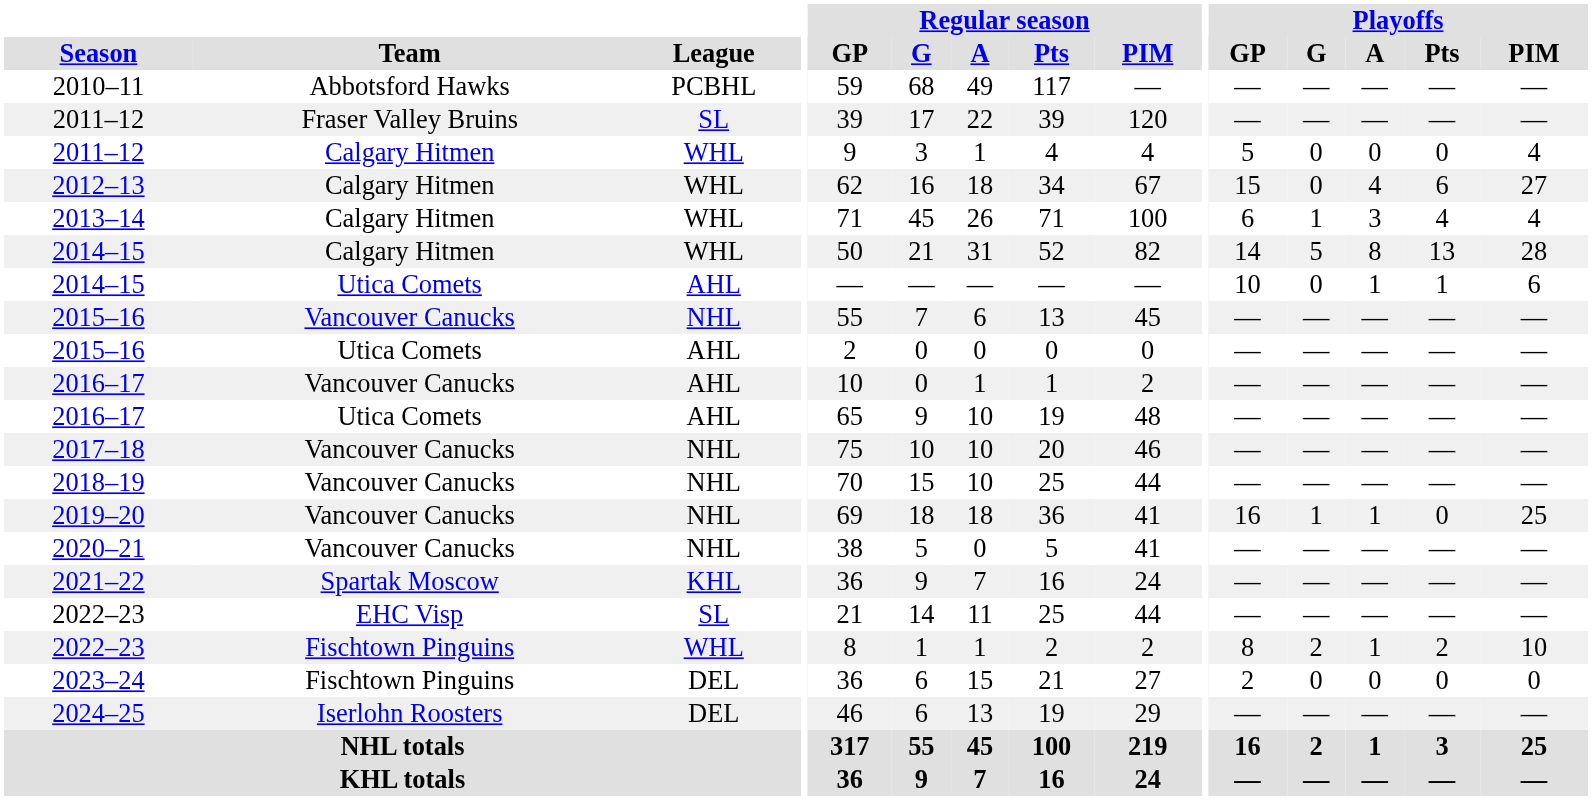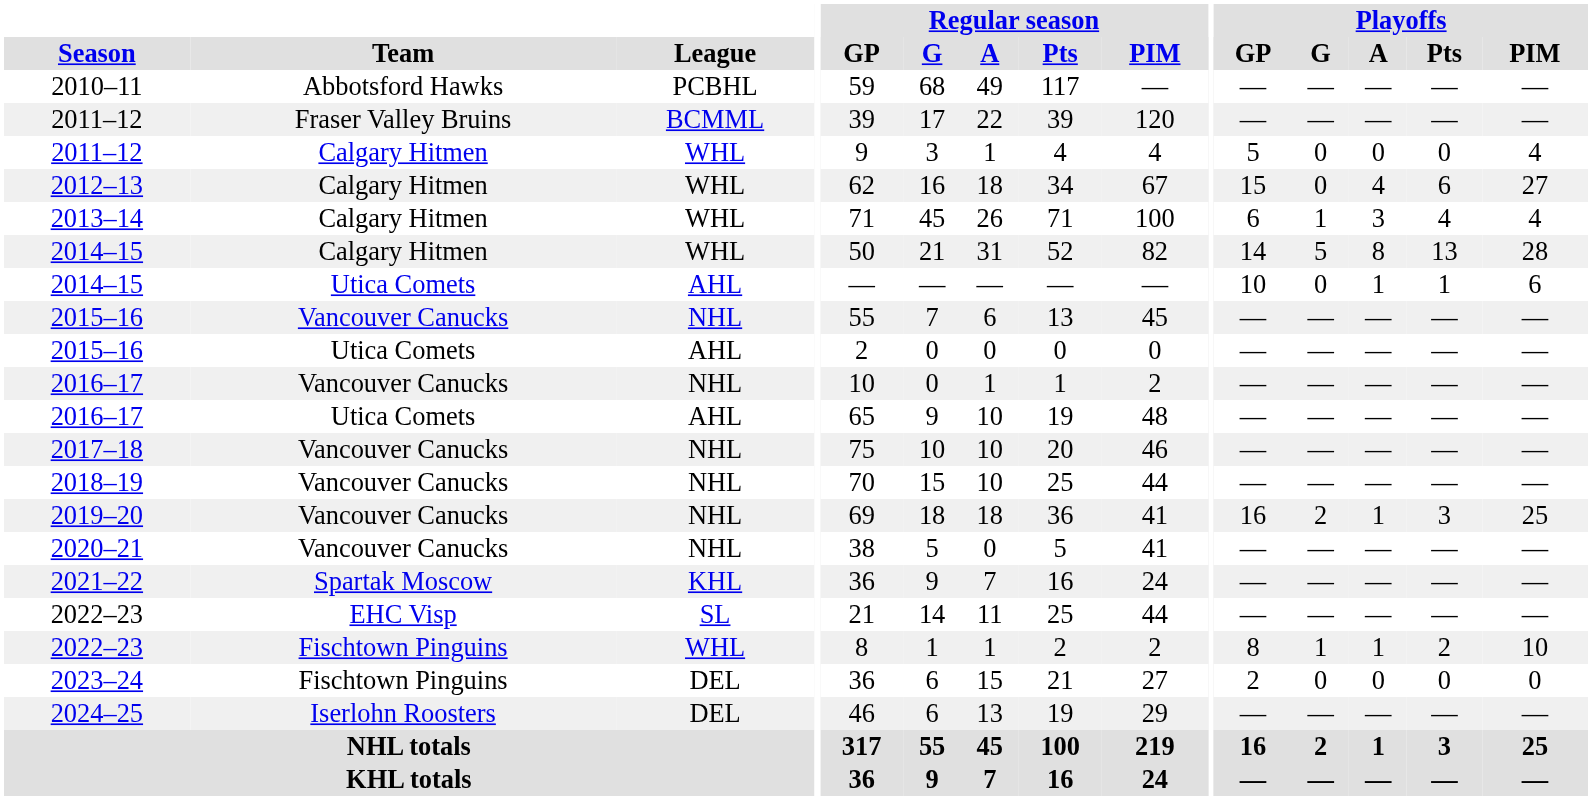(714, 119) SL -> (715, 119) BCMML
(714, 383) AHL -> (715, 383) NHL
(1316, 515) 1 -> (1321, 515) 2
(1442, 515) 0 -> (1444, 515) 3
(1316, 647) 2 -> (1321, 647) 1
